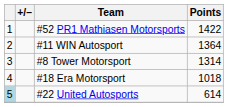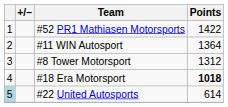(210, 62) 1314 -> (210, 62) 1312
(210, 78) normal -> (210, 78) bold
